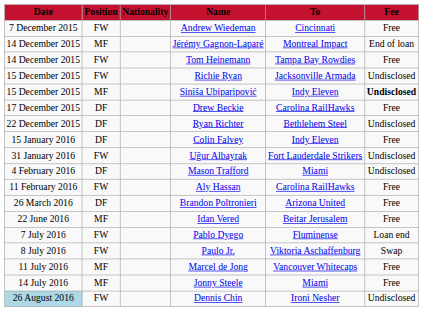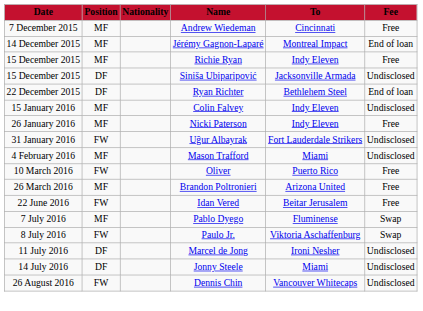(101, 28) FW -> (101, 28) MF
- row: (218, 60)
(101, 76) FW -> (101, 60) MF
(315, 76) Jacksonville Armada -> (315, 60) Indy Eleven
(392, 76) Undisclosed -> (391, 60) Free
(101, 92) MF -> (101, 76) DF
(315, 92) Indy Eleven -> (315, 76) Jacksonville Armada
(392, 92) bold -> (391, 76) normal
- row: (218, 108)
(392, 124) Undisclosed -> (391, 92) End of loan
(101, 140) DF -> (101, 108) MF
(392, 140) Free -> (391, 108) Undisclosed
+ row: (218, 124)
(101, 171) DF -> (101, 156) MF
- row: (218, 187)
+ row: (218, 171)
(101, 203) DF -> (101, 187) MF
(101, 219) MF -> (101, 203) FW
(101, 235) FW -> (101, 219) MF
(392, 235) Loan end -> (391, 219) Swap
(101, 267) MF -> (101, 251) DF
(315, 267) Vancouver Whitecaps -> (315, 251) Ironi Nesher
(392, 267) Free -> (391, 251) Undisclosed
(101, 283) MF -> (101, 267) DF
(392, 283) Free -> (391, 267) Undisclosed
(43, 299) lightblue background -> (43, 283) no background
(315, 299) Ironi Nesher -> (315, 283) Vancouver Whitecaps
